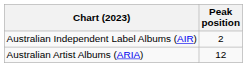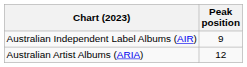(221, 39) 2 -> (221, 39) 9
